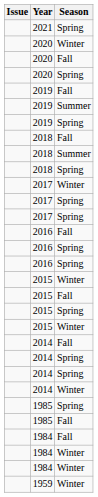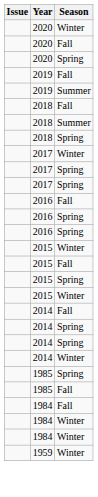- row: (43, 28)
- row: (43, 122)
